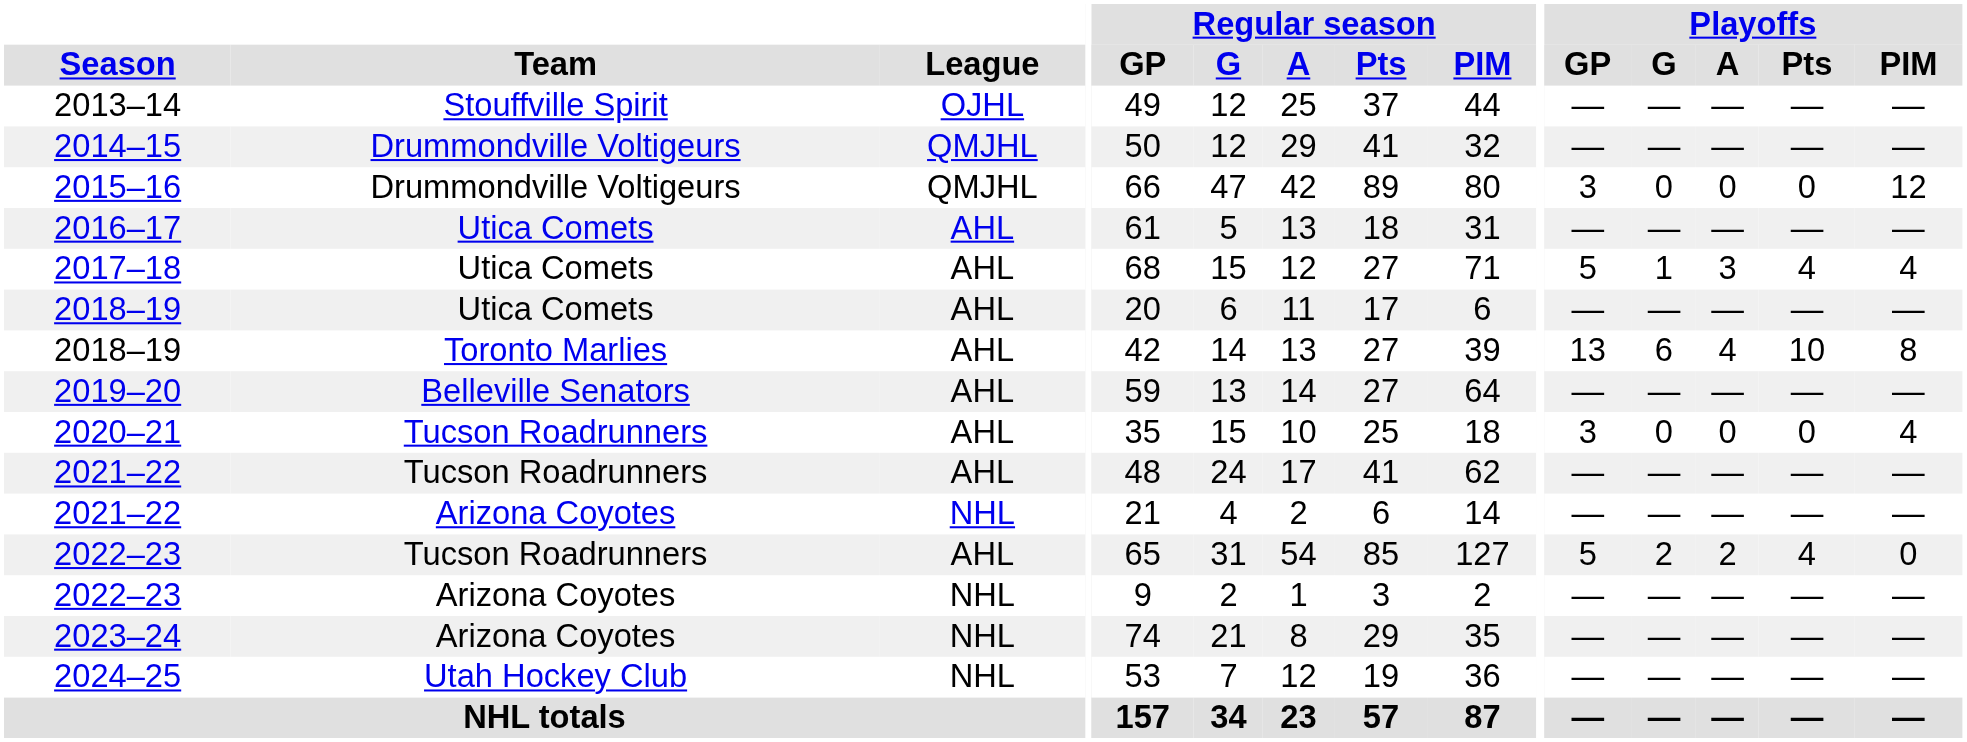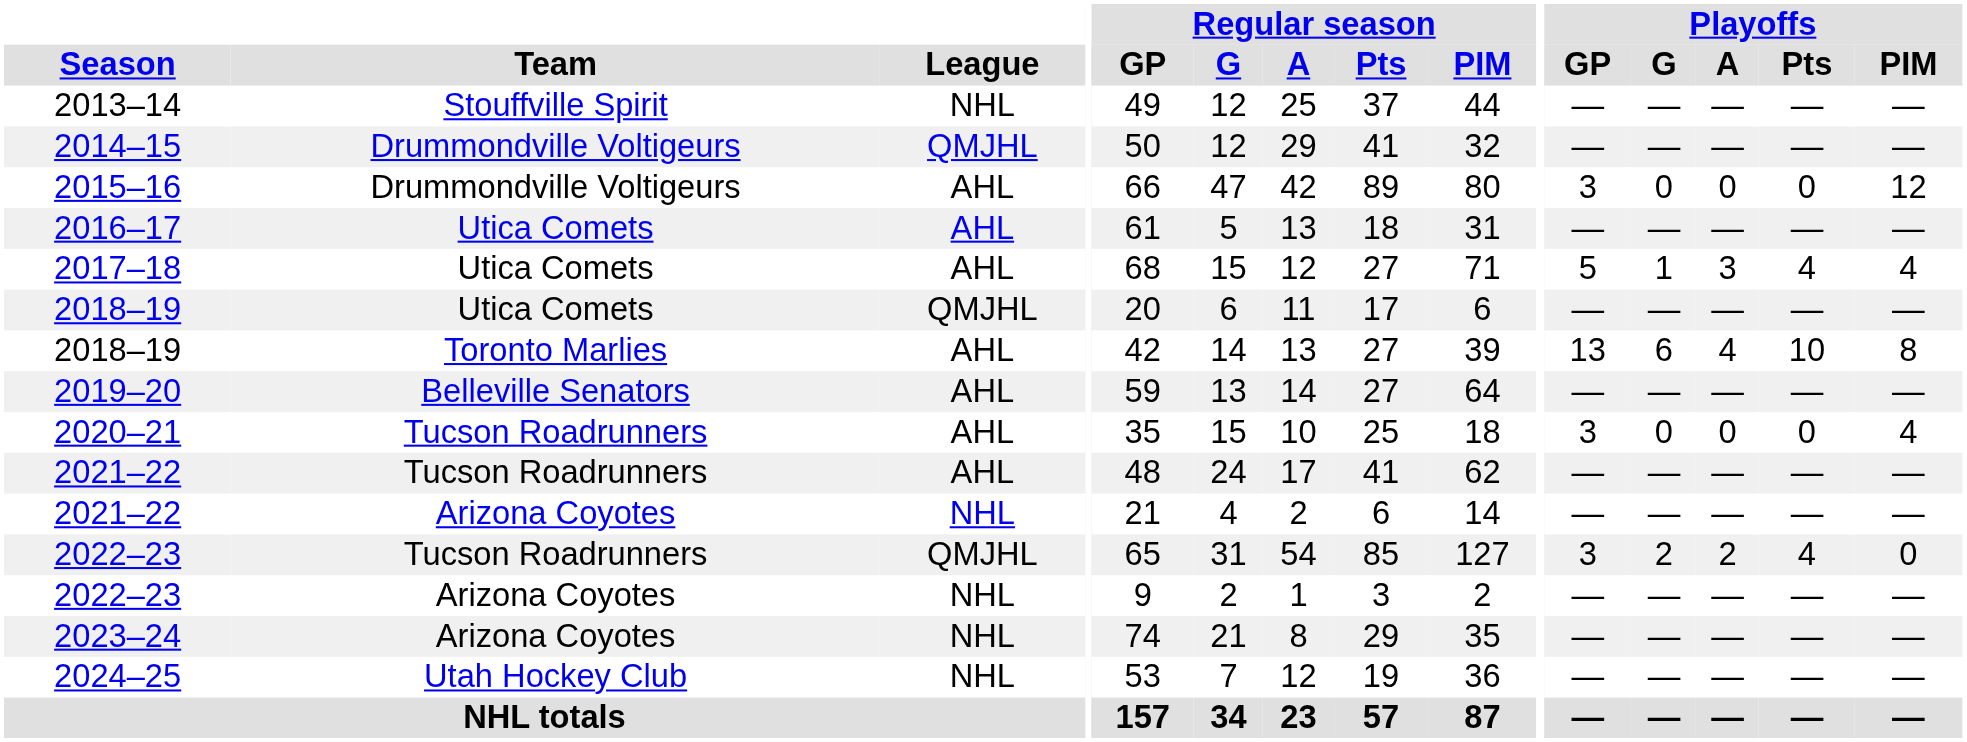(982, 105) OJHL -> (982, 105) NHL
(982, 187) QMJHL -> (982, 187) AHL
(982, 309) AHL -> (982, 309) QMJHL
(982, 554) AHL -> (982, 554) QMJHL
(1588, 554) 5 -> (1588, 554) 3
